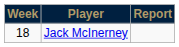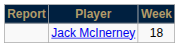columns swapped: (23, 14) <-> (153, 14)
